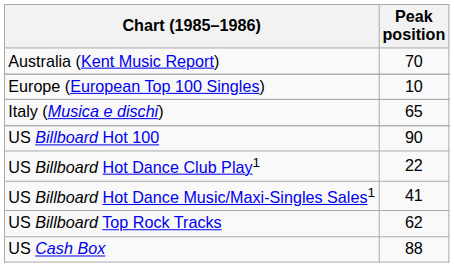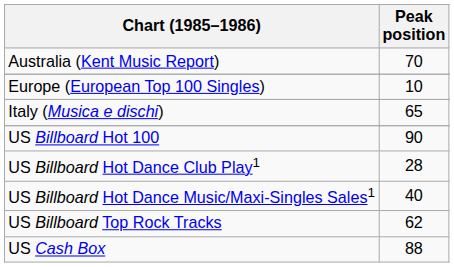(414, 165) 22 -> (414, 165) 28
(414, 195) 41 -> (414, 195) 40
